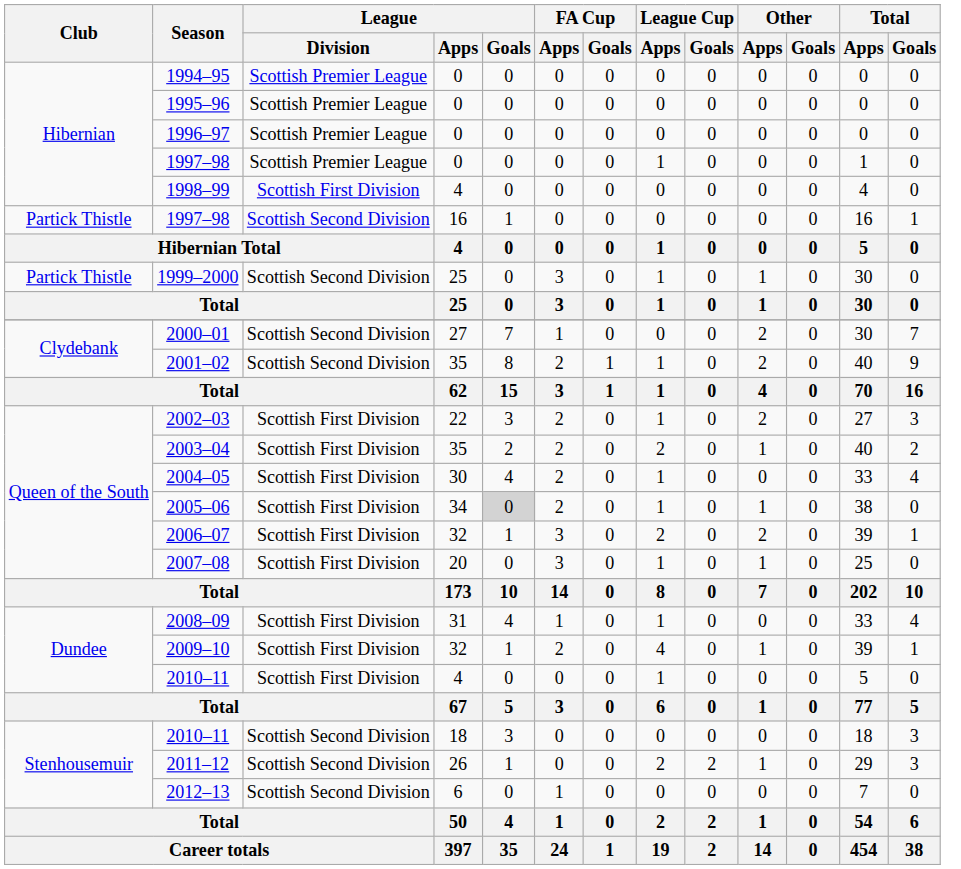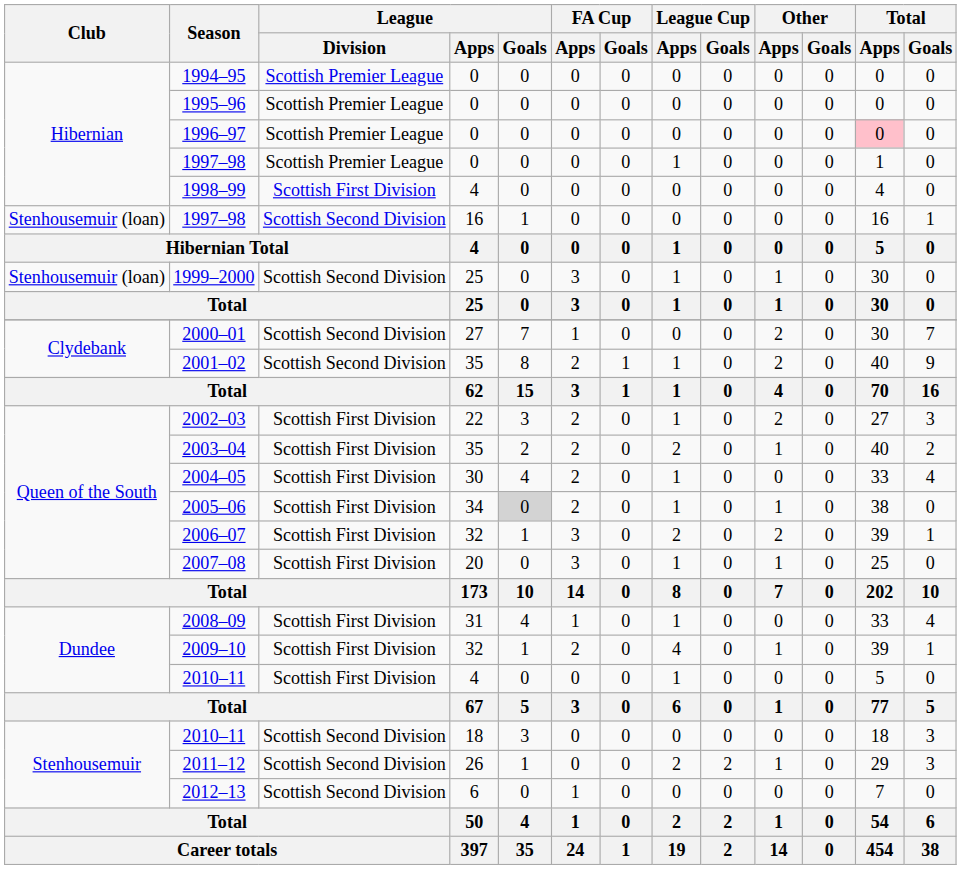(864, 133) no background -> (880, 133) pink background
(79, 219) Partick Thistle -> (87, 219) Stenhousemuir (loan)
(79, 276) Partick Thistle -> (87, 276) Stenhousemuir (loan)
